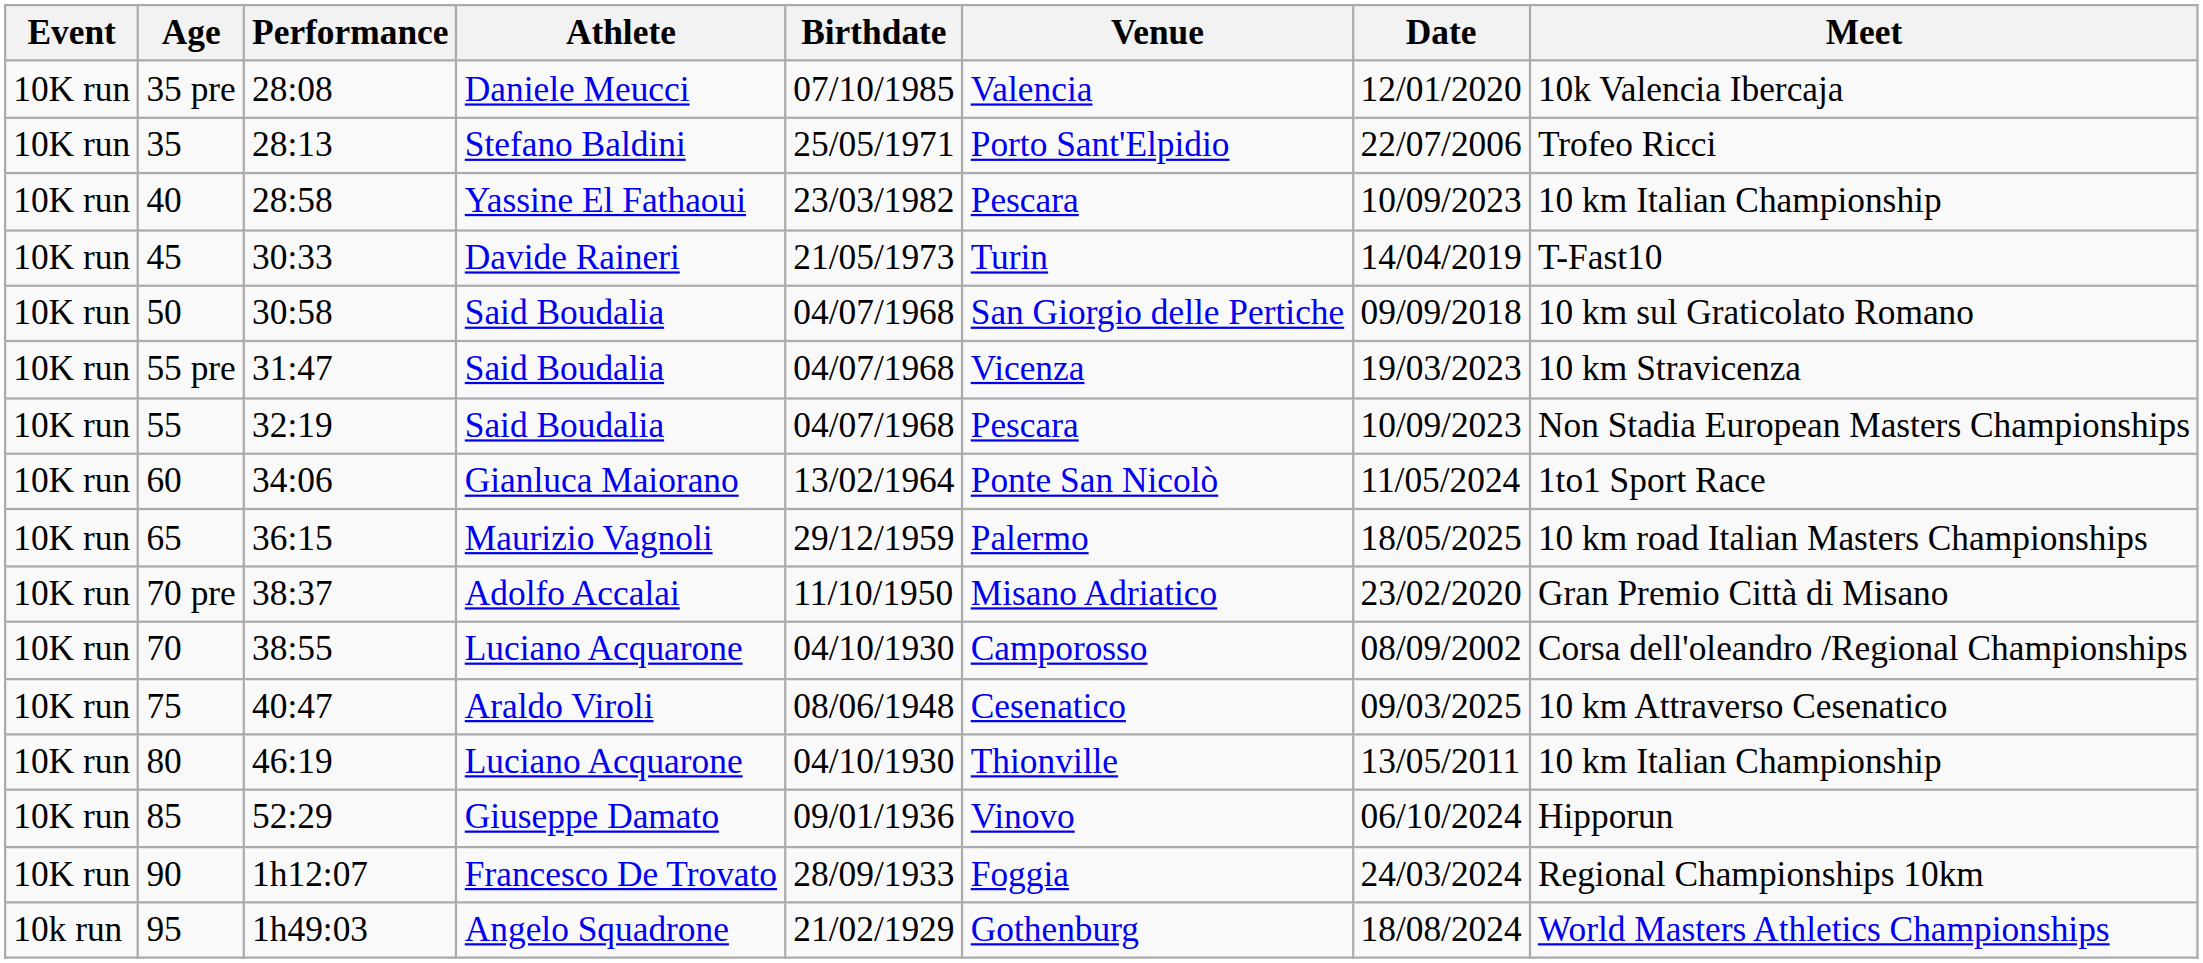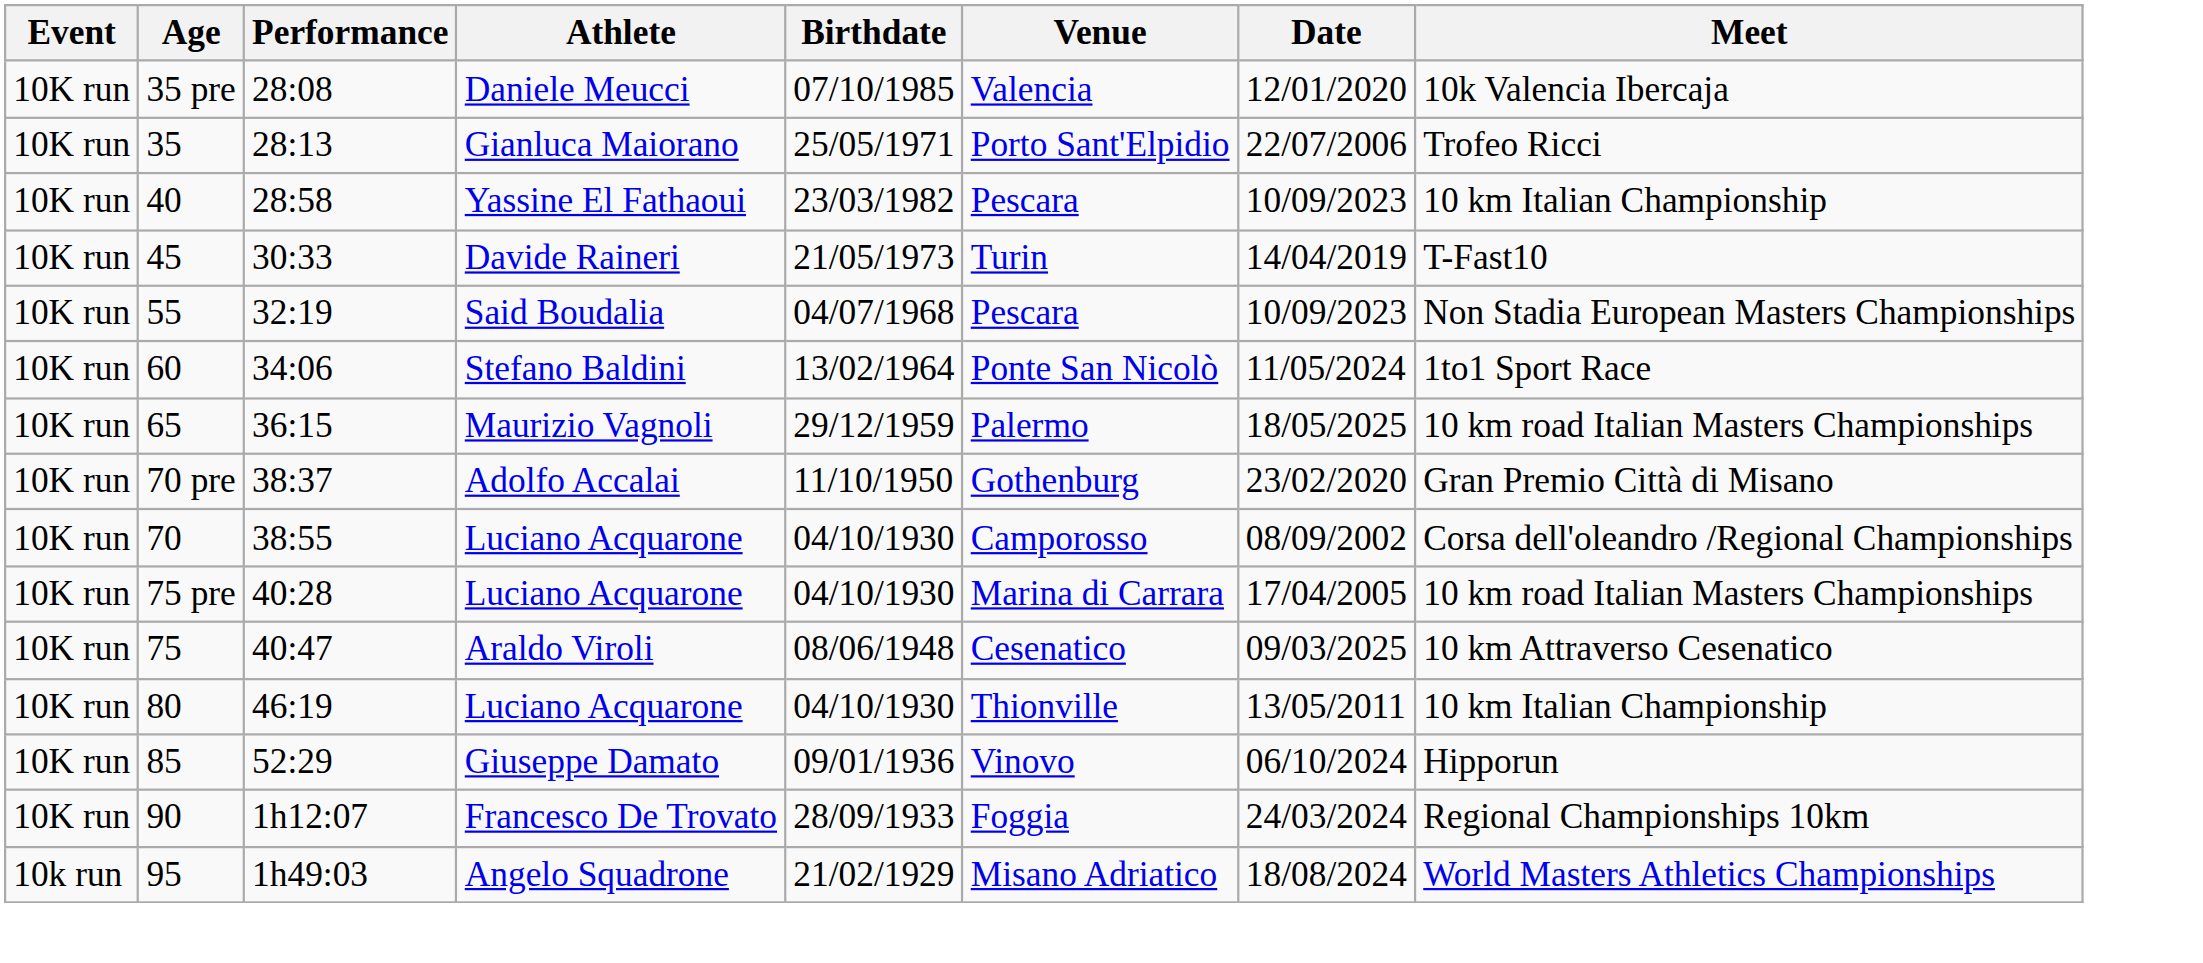(575, 144) Stefano Baldini -> (602, 144) Gianluca Maiorano
- row: (164, 312)
- row: (191, 369)
(602, 481) Gianluca Maiorano -> (575, 369) Stefano Baldini
(1094, 593) Misano Adriatico -> (1055, 481) Gothenburg
+ row: (191, 593)
(1055, 929) Gothenburg -> (1094, 873) Misano Adriatico
